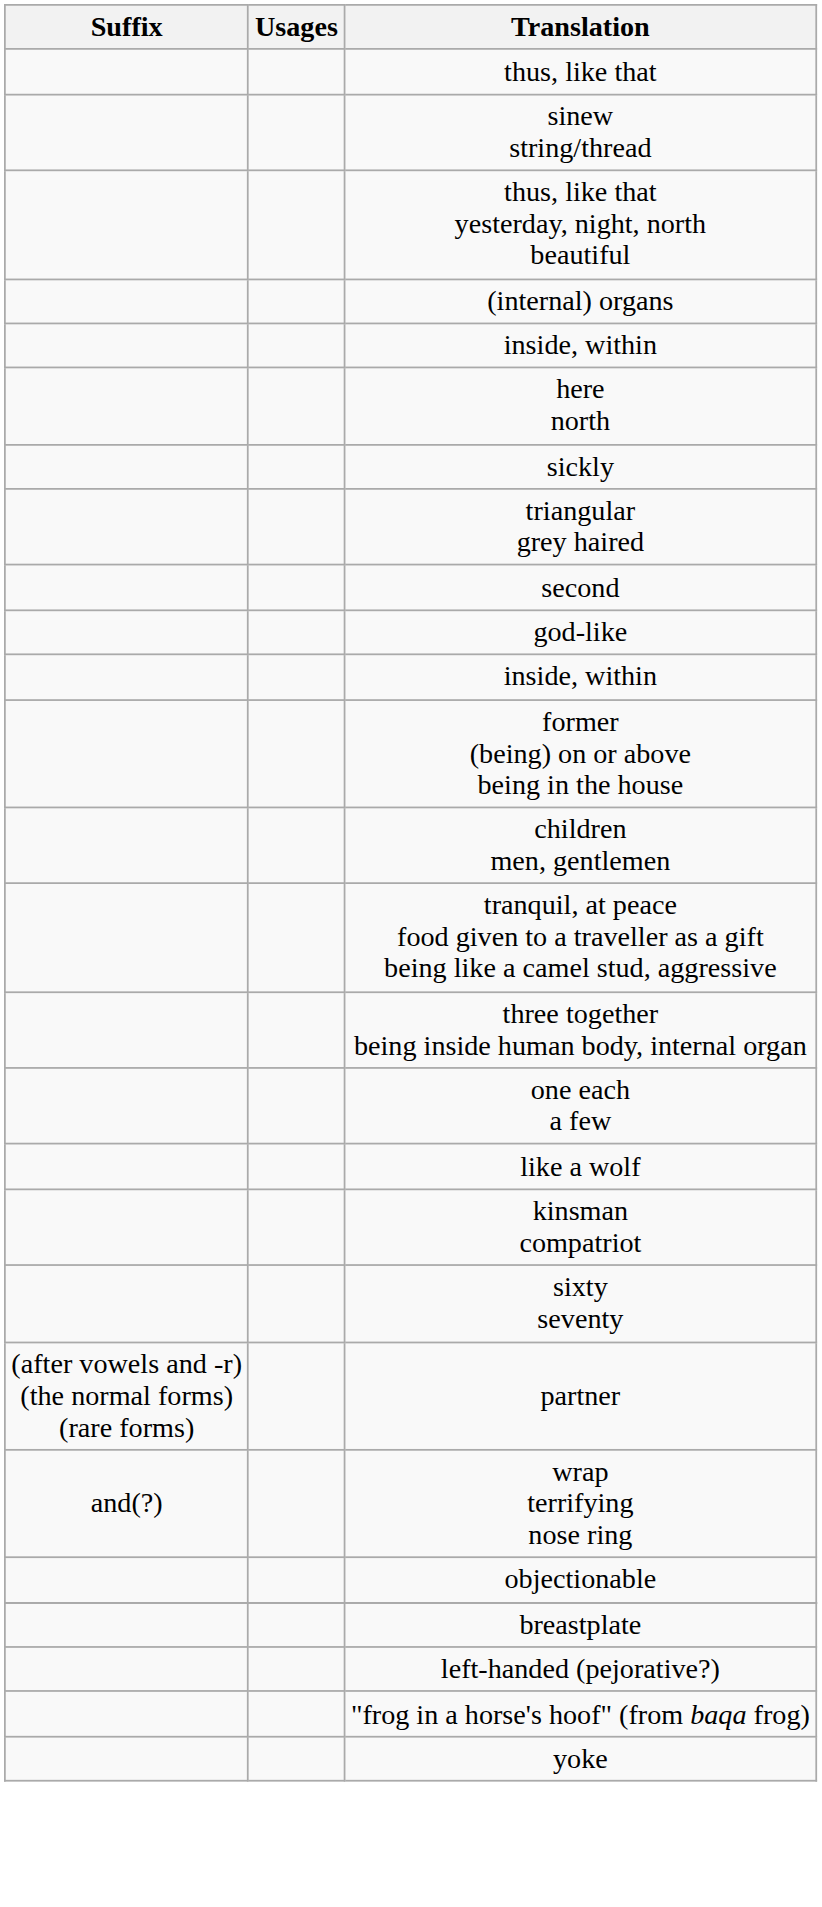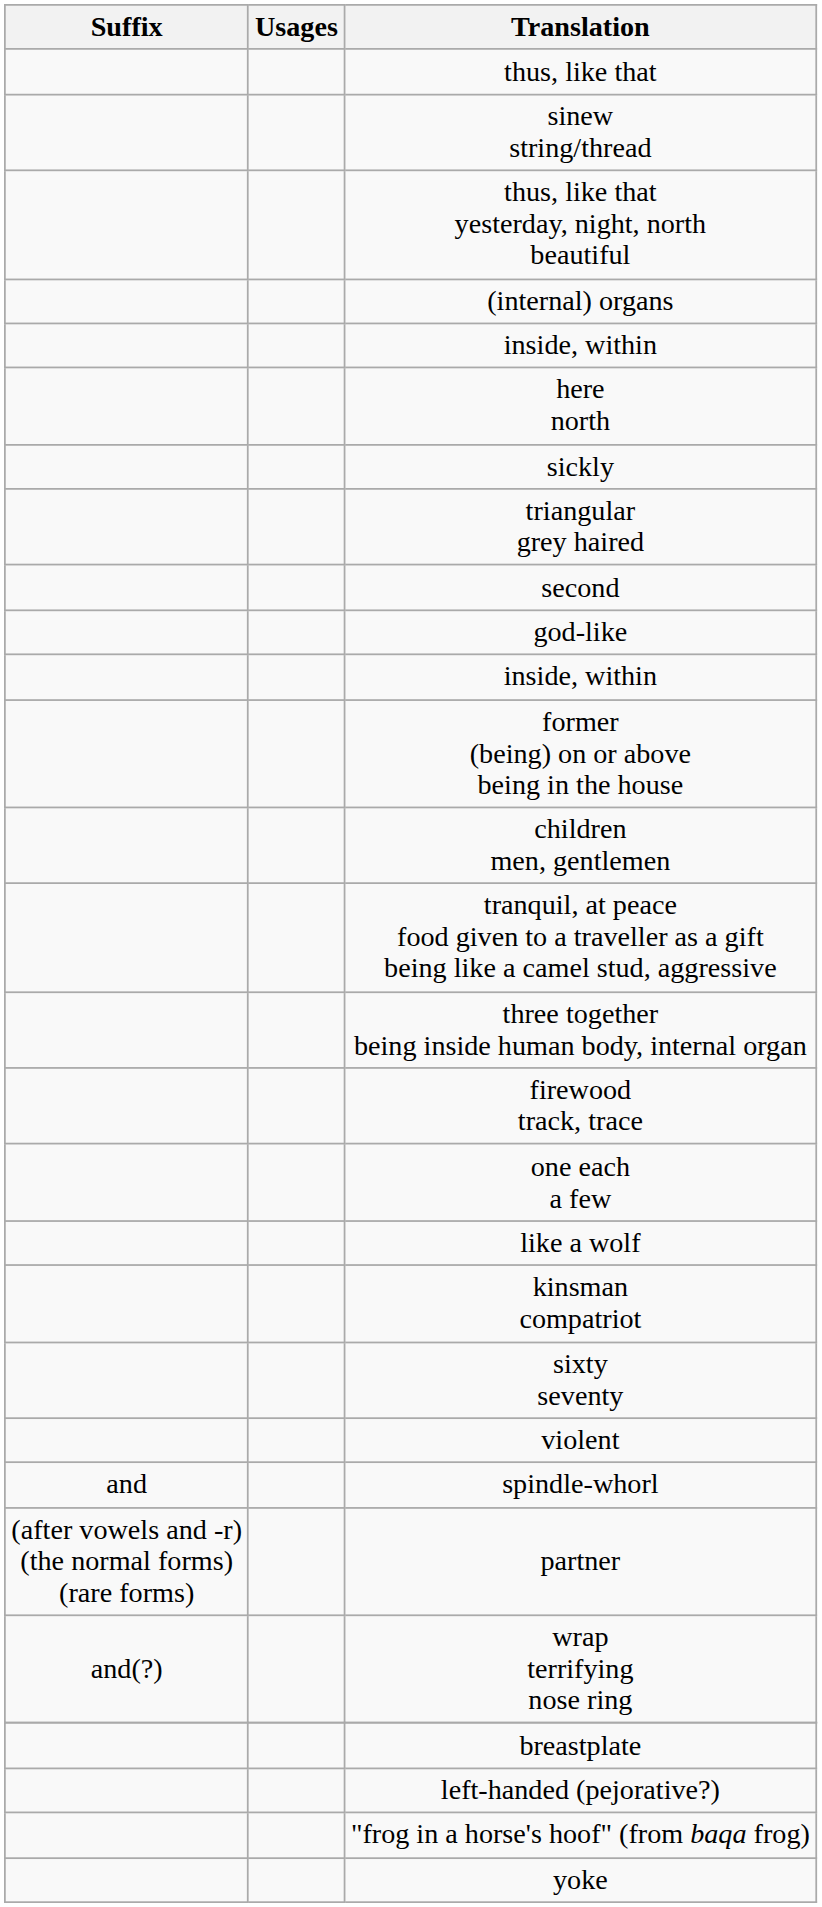+ row: (127, 1106)
+ row: (127, 1440)
+ row: (127, 1484)
- row: (127, 1580)
